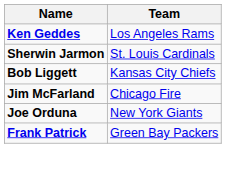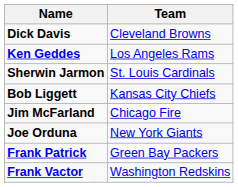+ row: (39, 34)
+ row: (45, 172)
